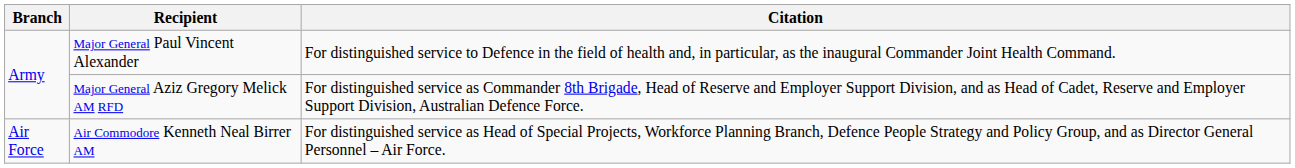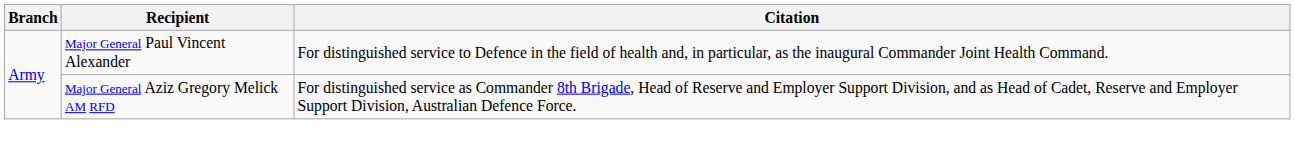- row: (182, 141)
